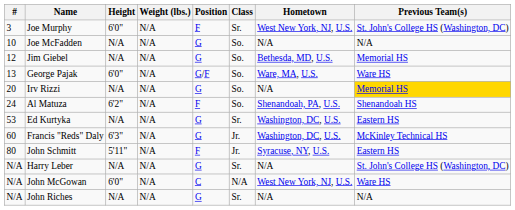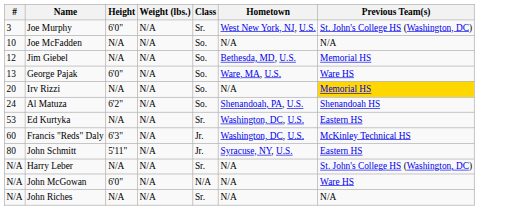- column: (211, 12)
(305, 182) West New York, NJ, U.S. -> (229, 182) N/A
